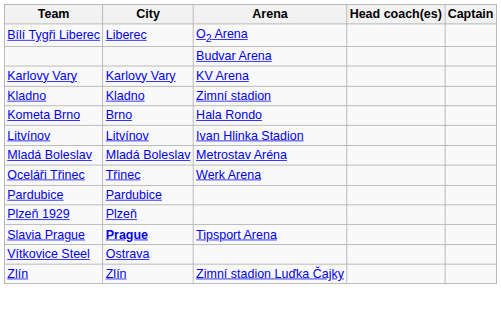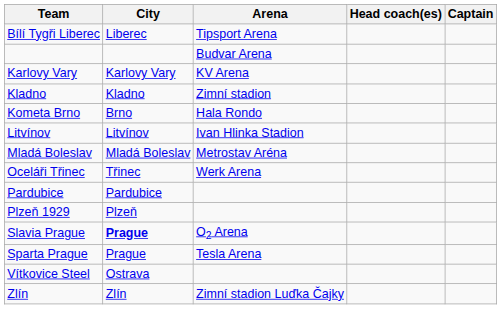(222, 35) O2 Arena -> (236, 34) Tipsport Arena
(236, 234) Tipsport Arena -> (222, 233) O2 Arena
+ row: (48, 254)
